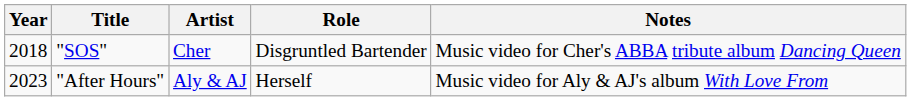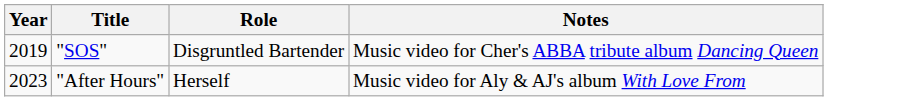- column: (210, 19)
(28, 50) 2018 -> (28, 50) 2019
